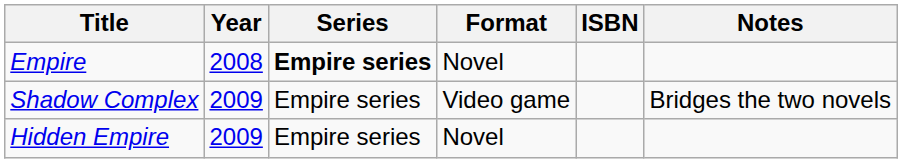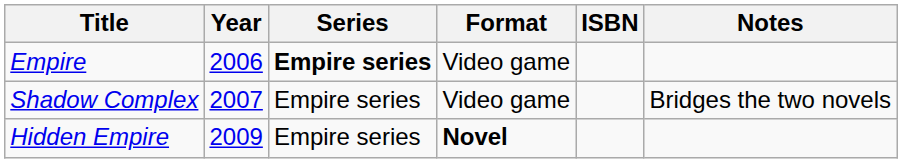(236, 61) 2008 -> (236, 61) 2006
(473, 61) Novel -> (506, 61) Video game
(236, 99) 2009 -> (236, 99) 2007
(473, 137) normal -> (475, 137) bold
